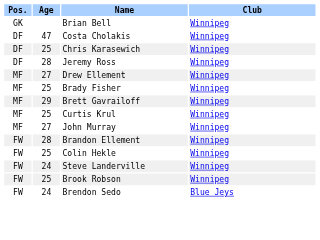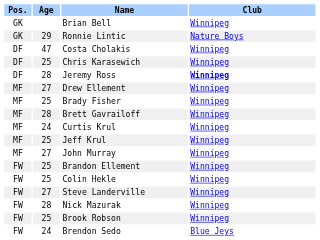+ row: (94, 36)
(210, 62) normal -> (210, 75) bold
(46, 101) 29 -> (46, 114) 28
(46, 114) 25 -> (46, 127) 24
+ row: (84, 140)
(46, 140) 28 -> (46, 166) 25
(46, 166) 24 -> (46, 192) 27
+ row: (92, 205)
